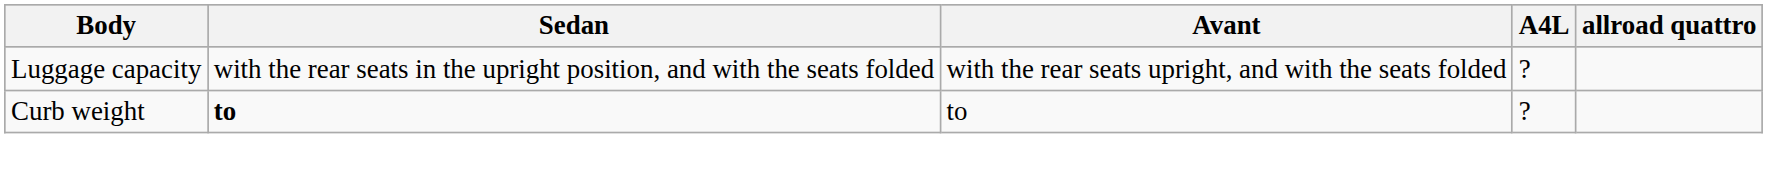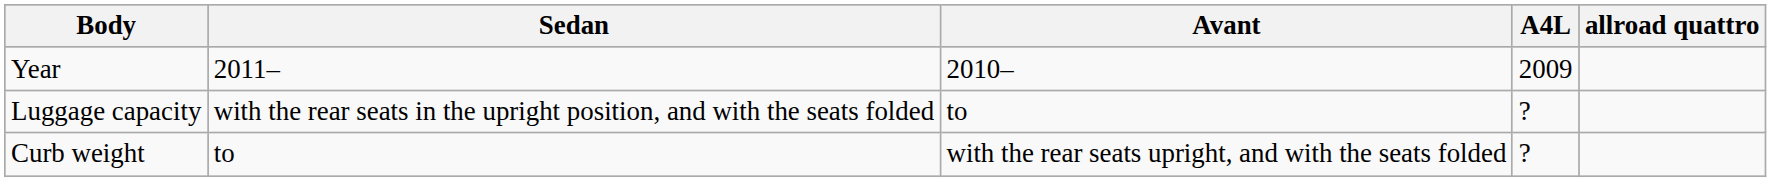+ row: (36, 68)
(1226, 68) with the rear seats upright, and with the seats folded -> (957, 111) to
(225, 111) bold -> (224, 153) normal
(957, 111) to -> (1226, 153) with the rear seats upright, and with the seats folded
